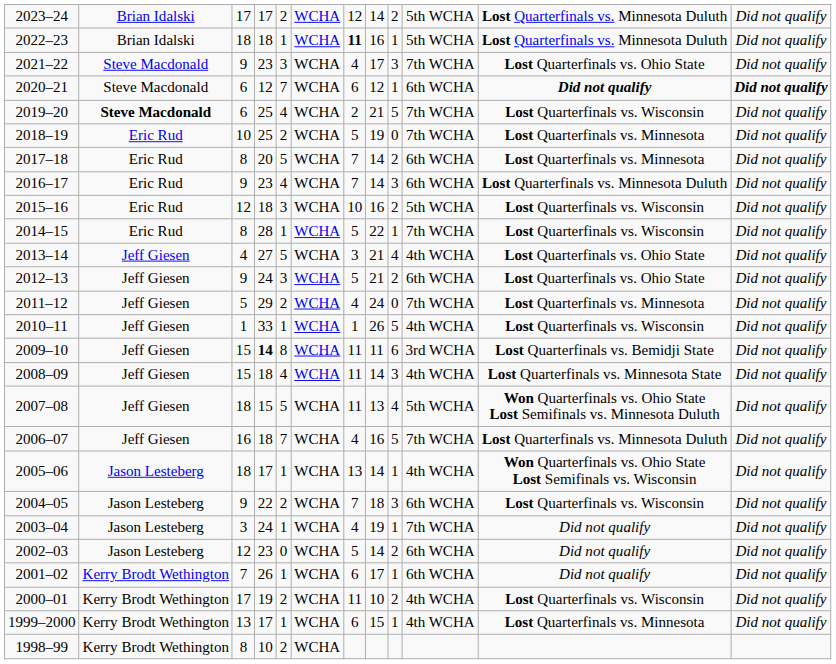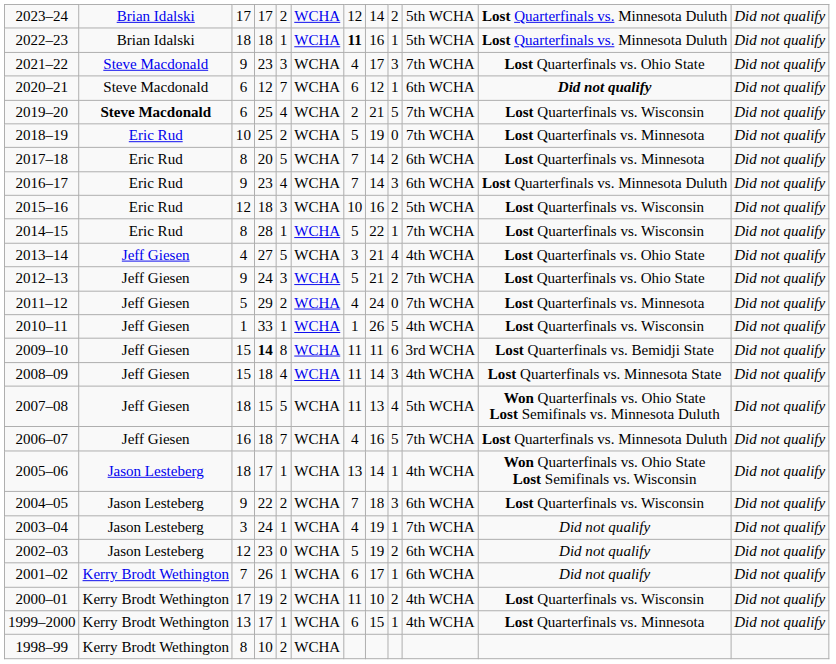(781, 87) bold -> (780, 87) normal
(440, 278) 6th WCHA -> (440, 278) 7th WCHA
(377, 551) 14 -> (377, 551) 19
